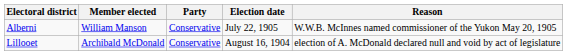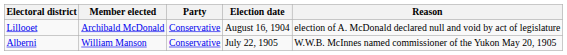rows swapped: (22, 43) <-> (21, 27)
